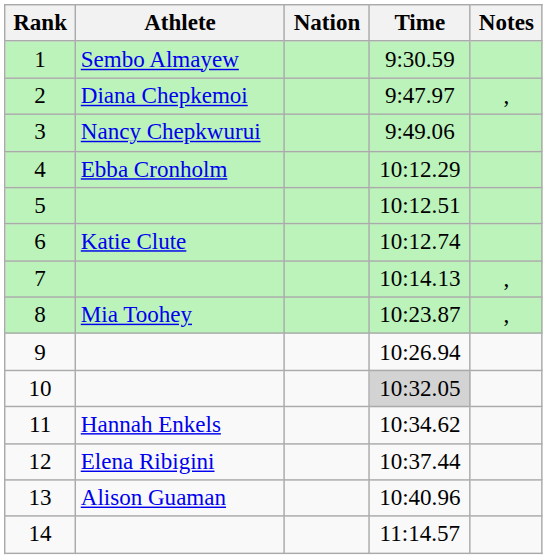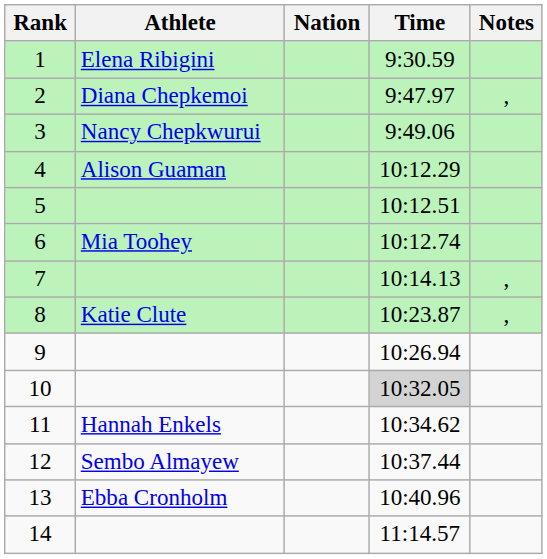(160, 59) Sembo Almayew -> (148, 59) Elena Ribigini
(154, 168) Ebba Cronholm -> (153, 168) Alison Guaman
(134, 242) Katie Clute -> (136, 242) Mia Toohey
(136, 315) Mia Toohey -> (134, 315) Katie Clute
(148, 461) Elena Ribigini -> (160, 461) Sembo Almayew
(153, 497) Alison Guaman -> (154, 497) Ebba Cronholm
